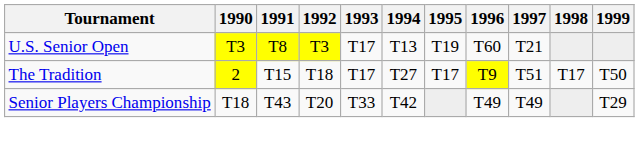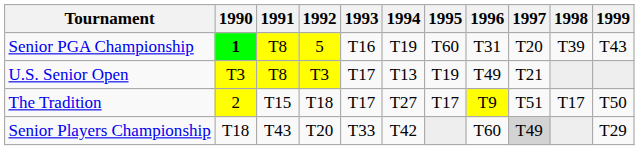+ row: (101, 46)
(487, 46) T60 -> (487, 74) T49
(487, 102) T49 -> (487, 131) T60
(529, 102) no background -> (529, 131) lightgrey background
